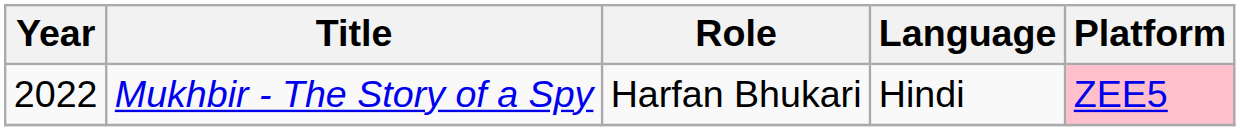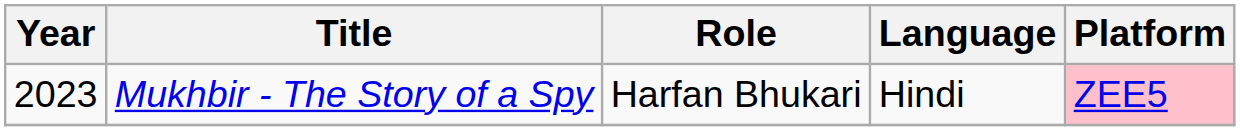(56, 93) 2022 -> (56, 93) 2023
